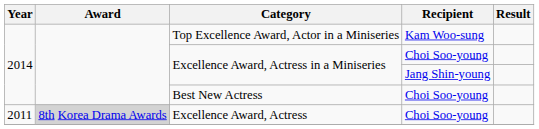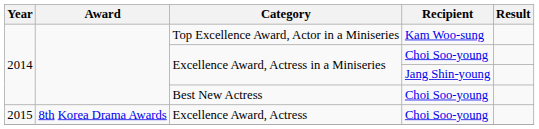(20, 114) 2011 -> (20, 114) 2015
(103, 114) lightgrey background -> (103, 114) no background
